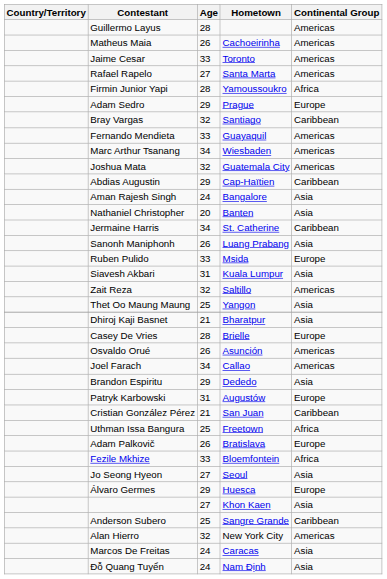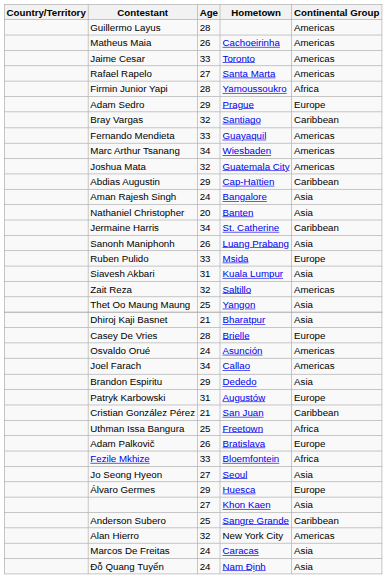(205, 351) 26 -> (205, 351) 24
